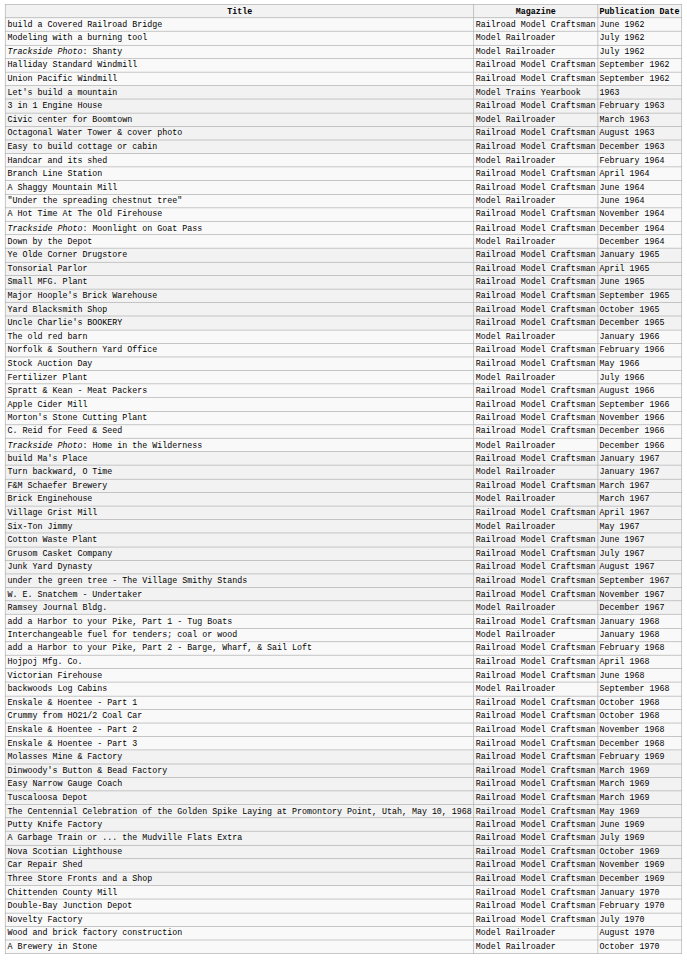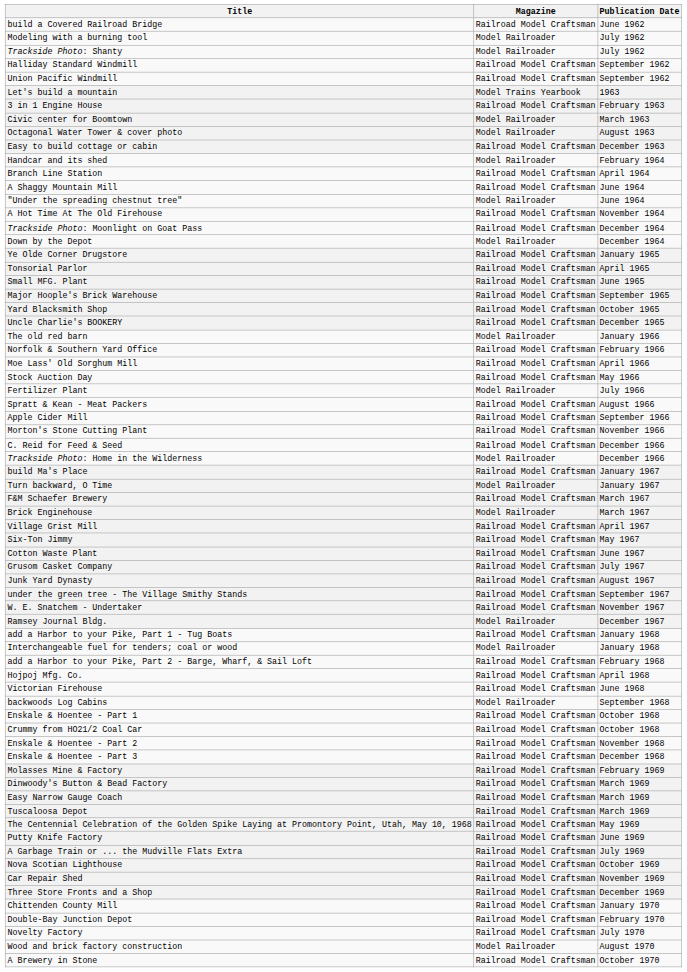(536, 133) Railroad Model Craftsman -> (516, 133) Model Railroader
+ row: (72, 364)
(516, 526) Model Railroader -> (536, 540) Railroad Model Craftsman
(516, 947) Model Railroader -> (536, 960) Railroad Model Craftsman
